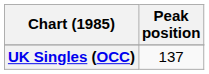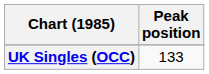(171, 57) 137 -> (171, 57) 133
